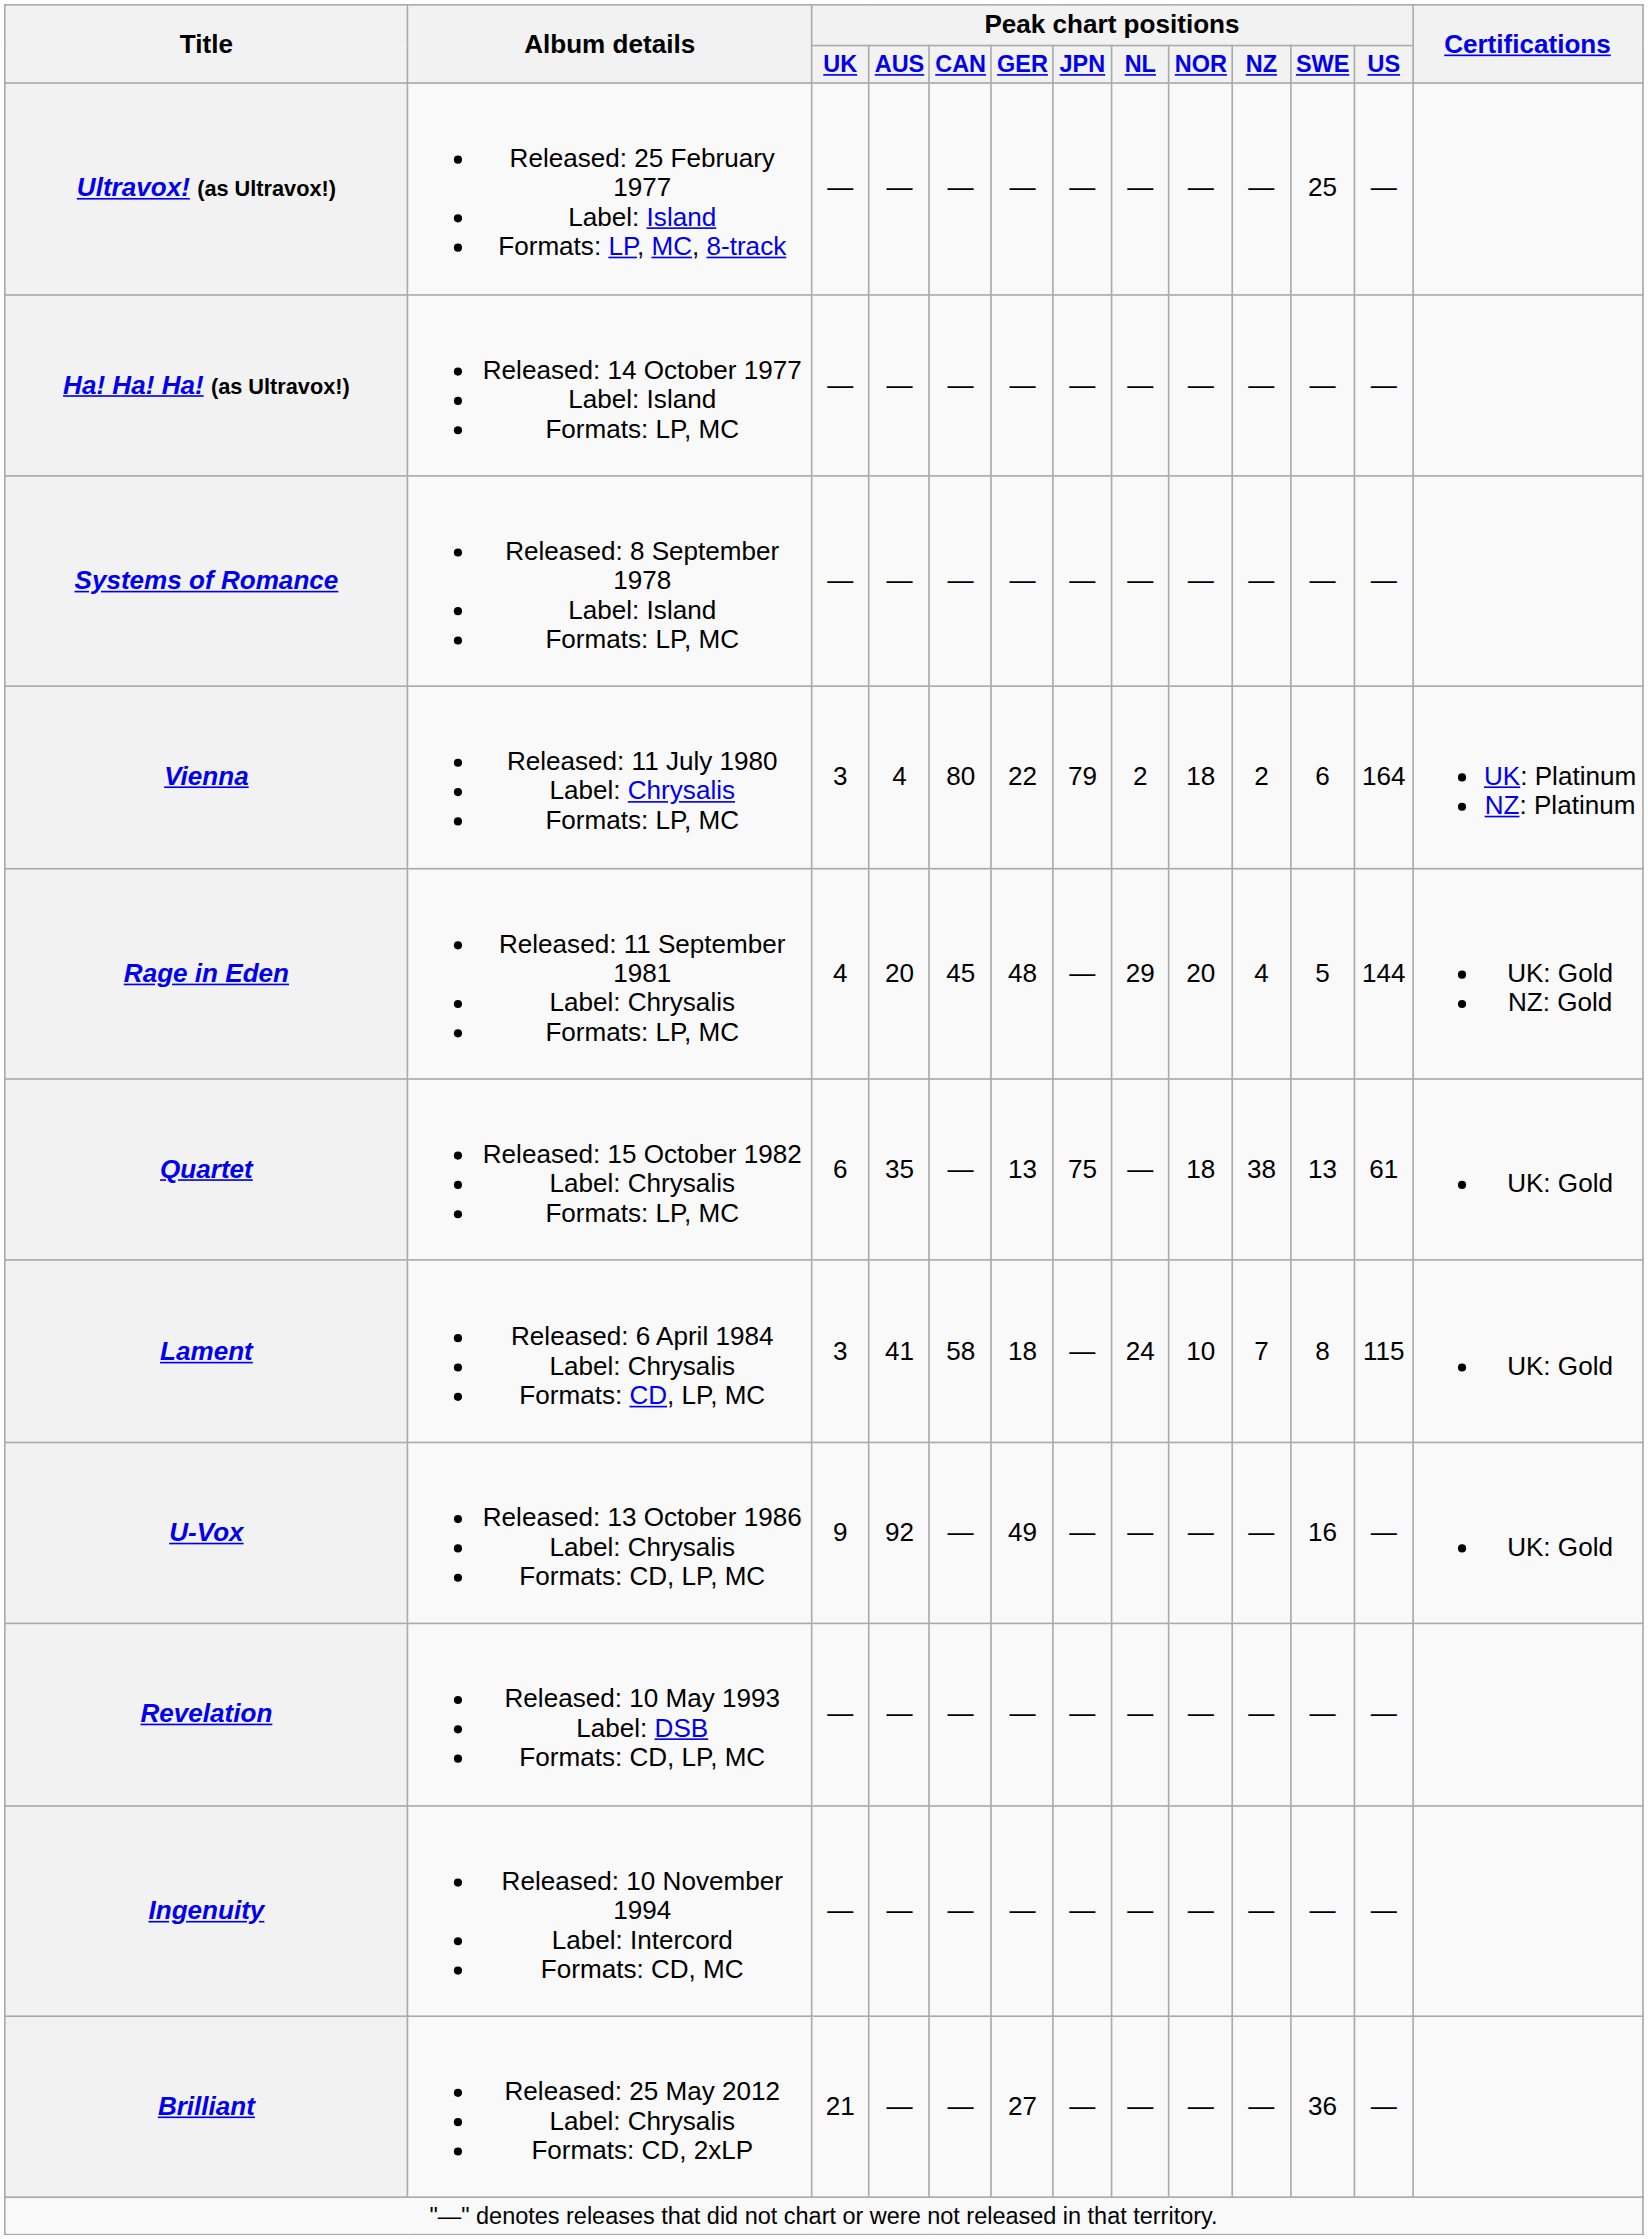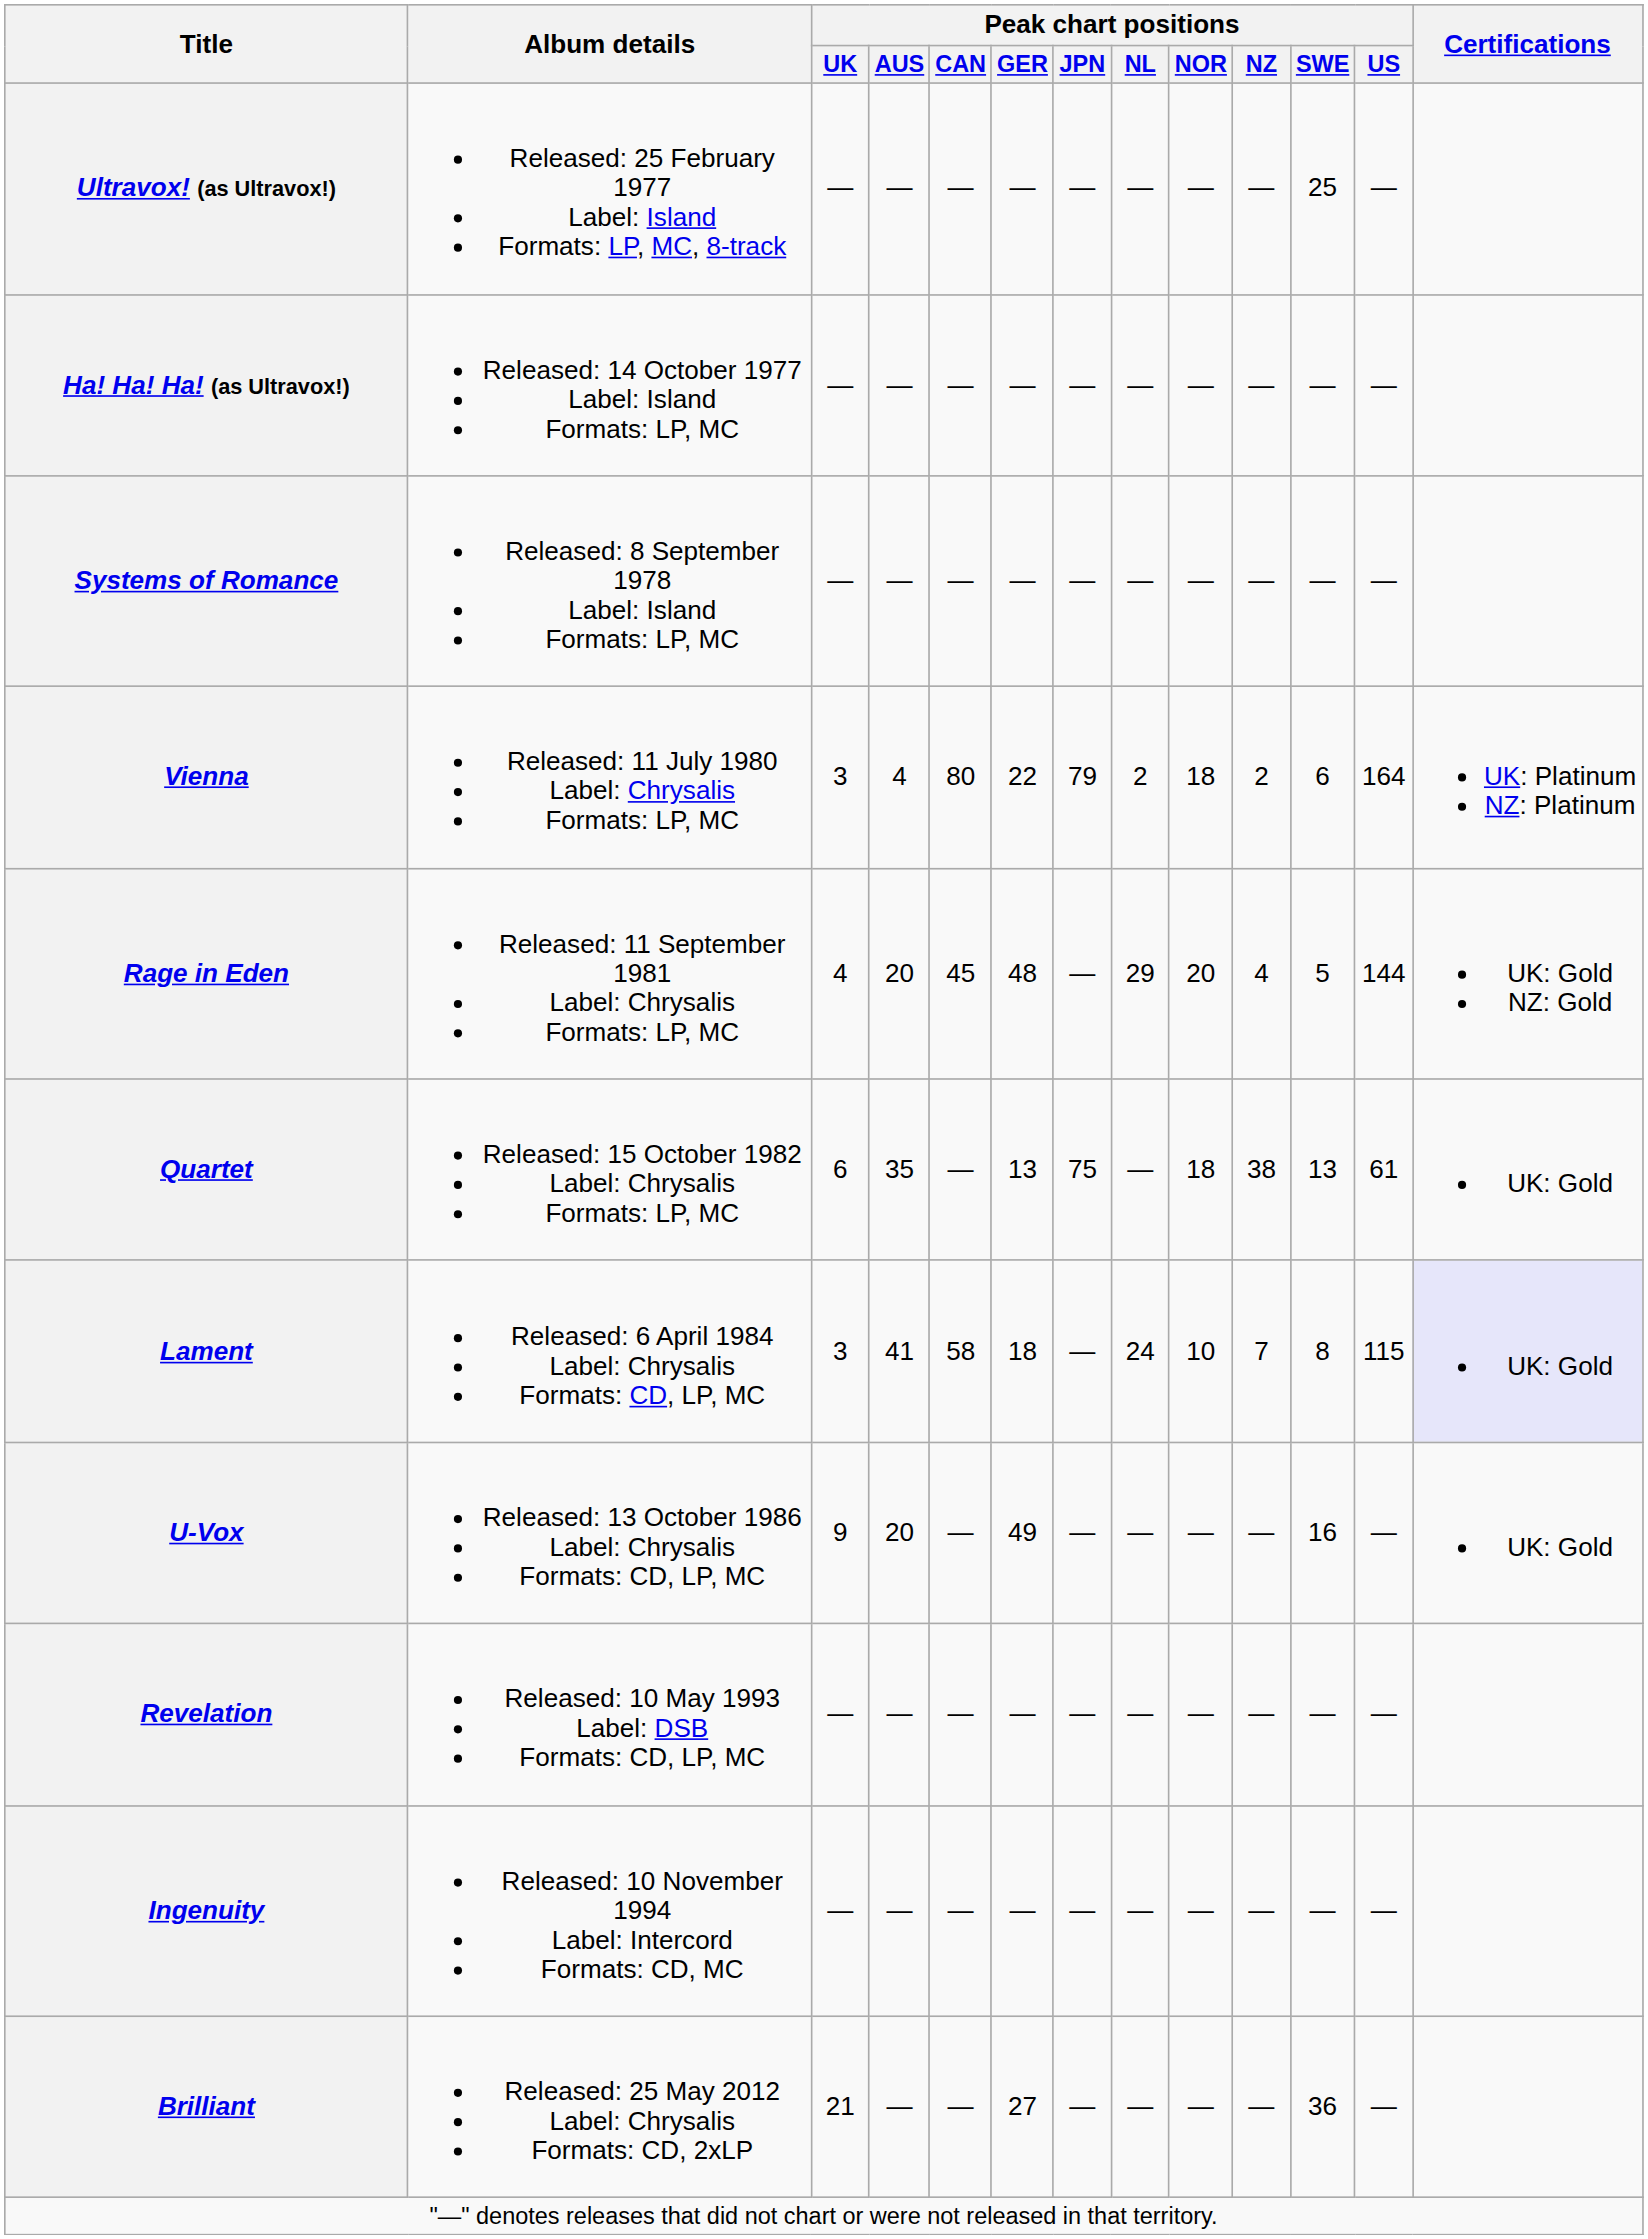(1527, 1366) no background -> (1527, 1366) lavender background
(899, 1532) 92 -> (899, 1532) 20
